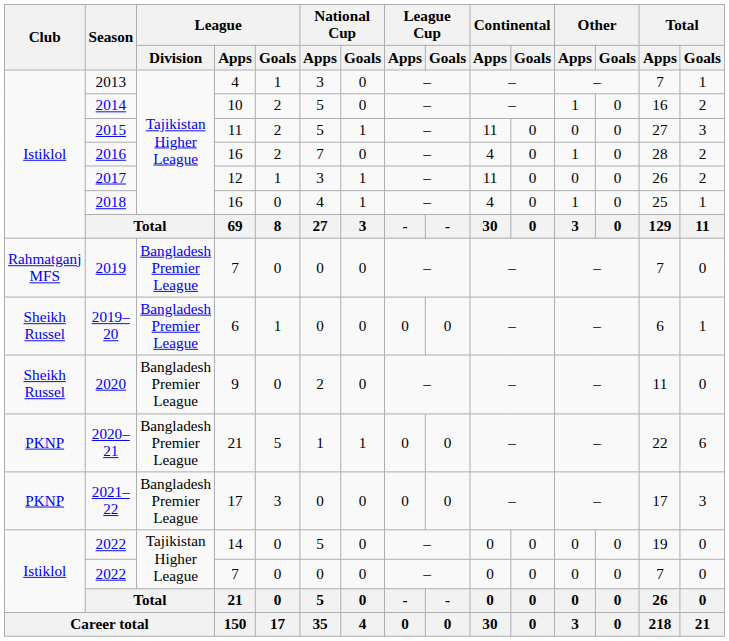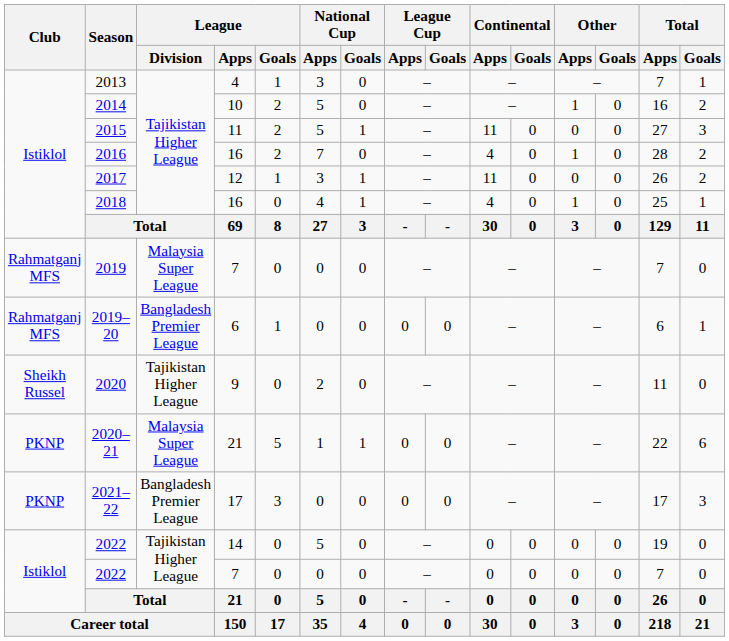(176, 267) Bangladesh Premier League -> (176, 267) Malaysia Super League
(45, 326) Sheikh Russel -> (45, 326) Rahmatganj MFS
(176, 384) Bangladesh Premier League -> (176, 384) Tajikistan Higher League
(176, 442) Bangladesh Premier League -> (176, 442) Malaysia Super League
